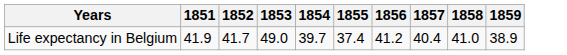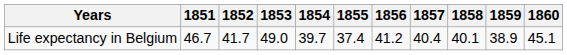+ column: (544, 15)
(198, 38) 41.9 -> (198, 38) 46.7
(465, 38) 41.0 -> (465, 38) 40.1
